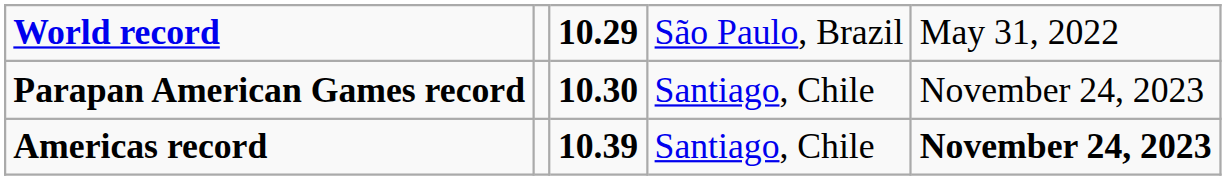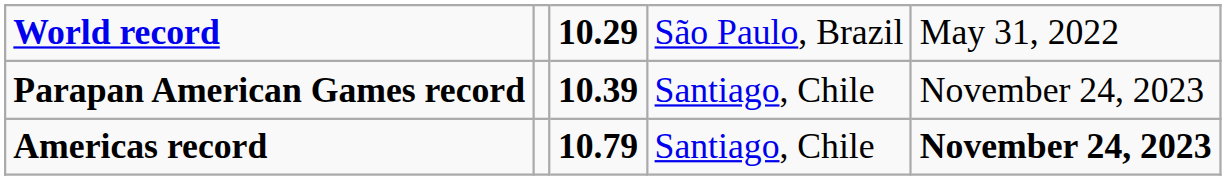(598, 89) 10.30 -> (598, 89) 10.39
(598, 145) 10.39 -> (598, 145) 10.79
